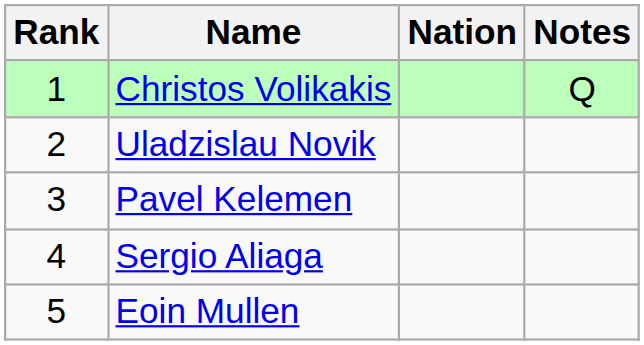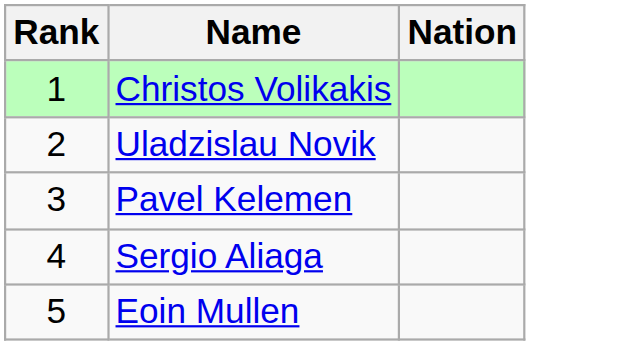- column: (582, 32)
